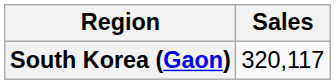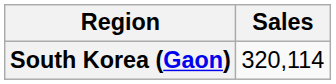(283, 60) 320,117 -> (283, 60) 320,114
